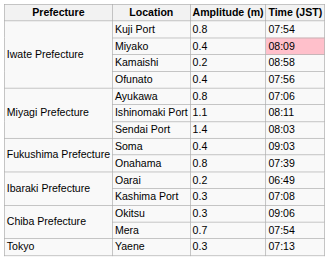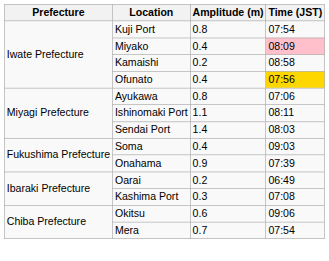(282, 79) no background -> (282, 79) gold background
(200, 163) 0.8 -> (200, 163) 0.9
(200, 213) 0.3 -> (200, 213) 0.6
- row: (130, 247)
